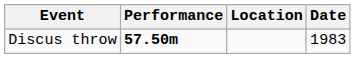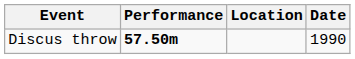(328, 41) 1983 -> (328, 41) 1990
